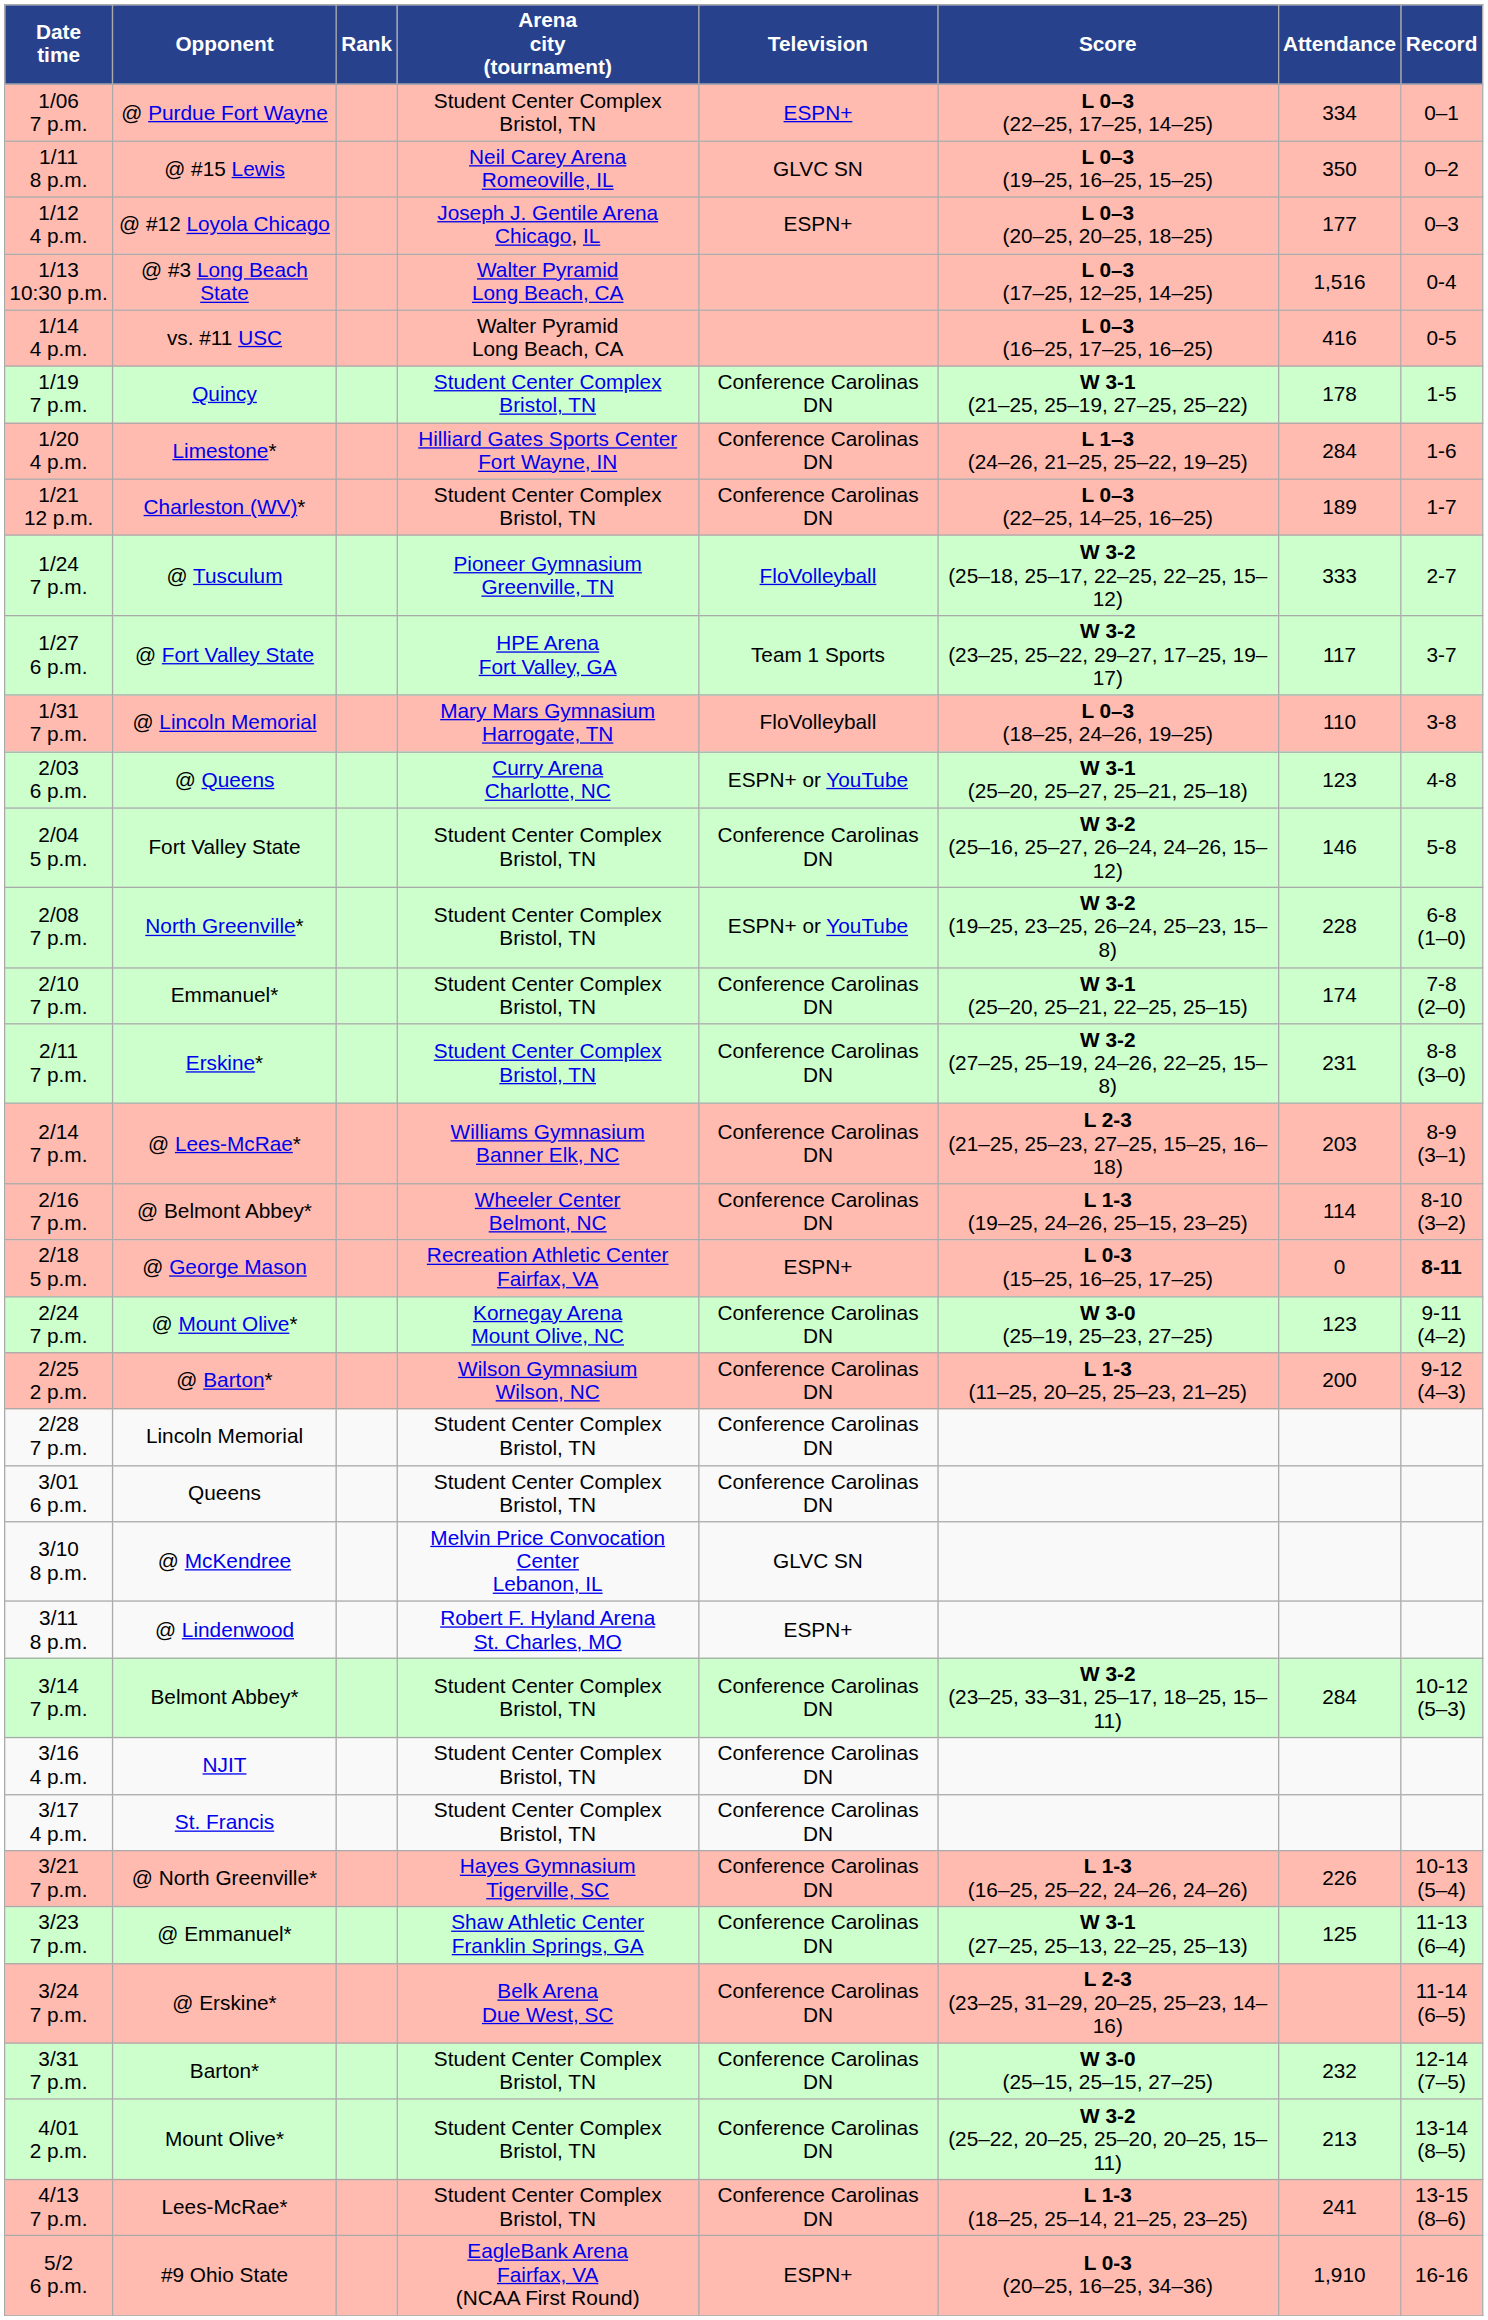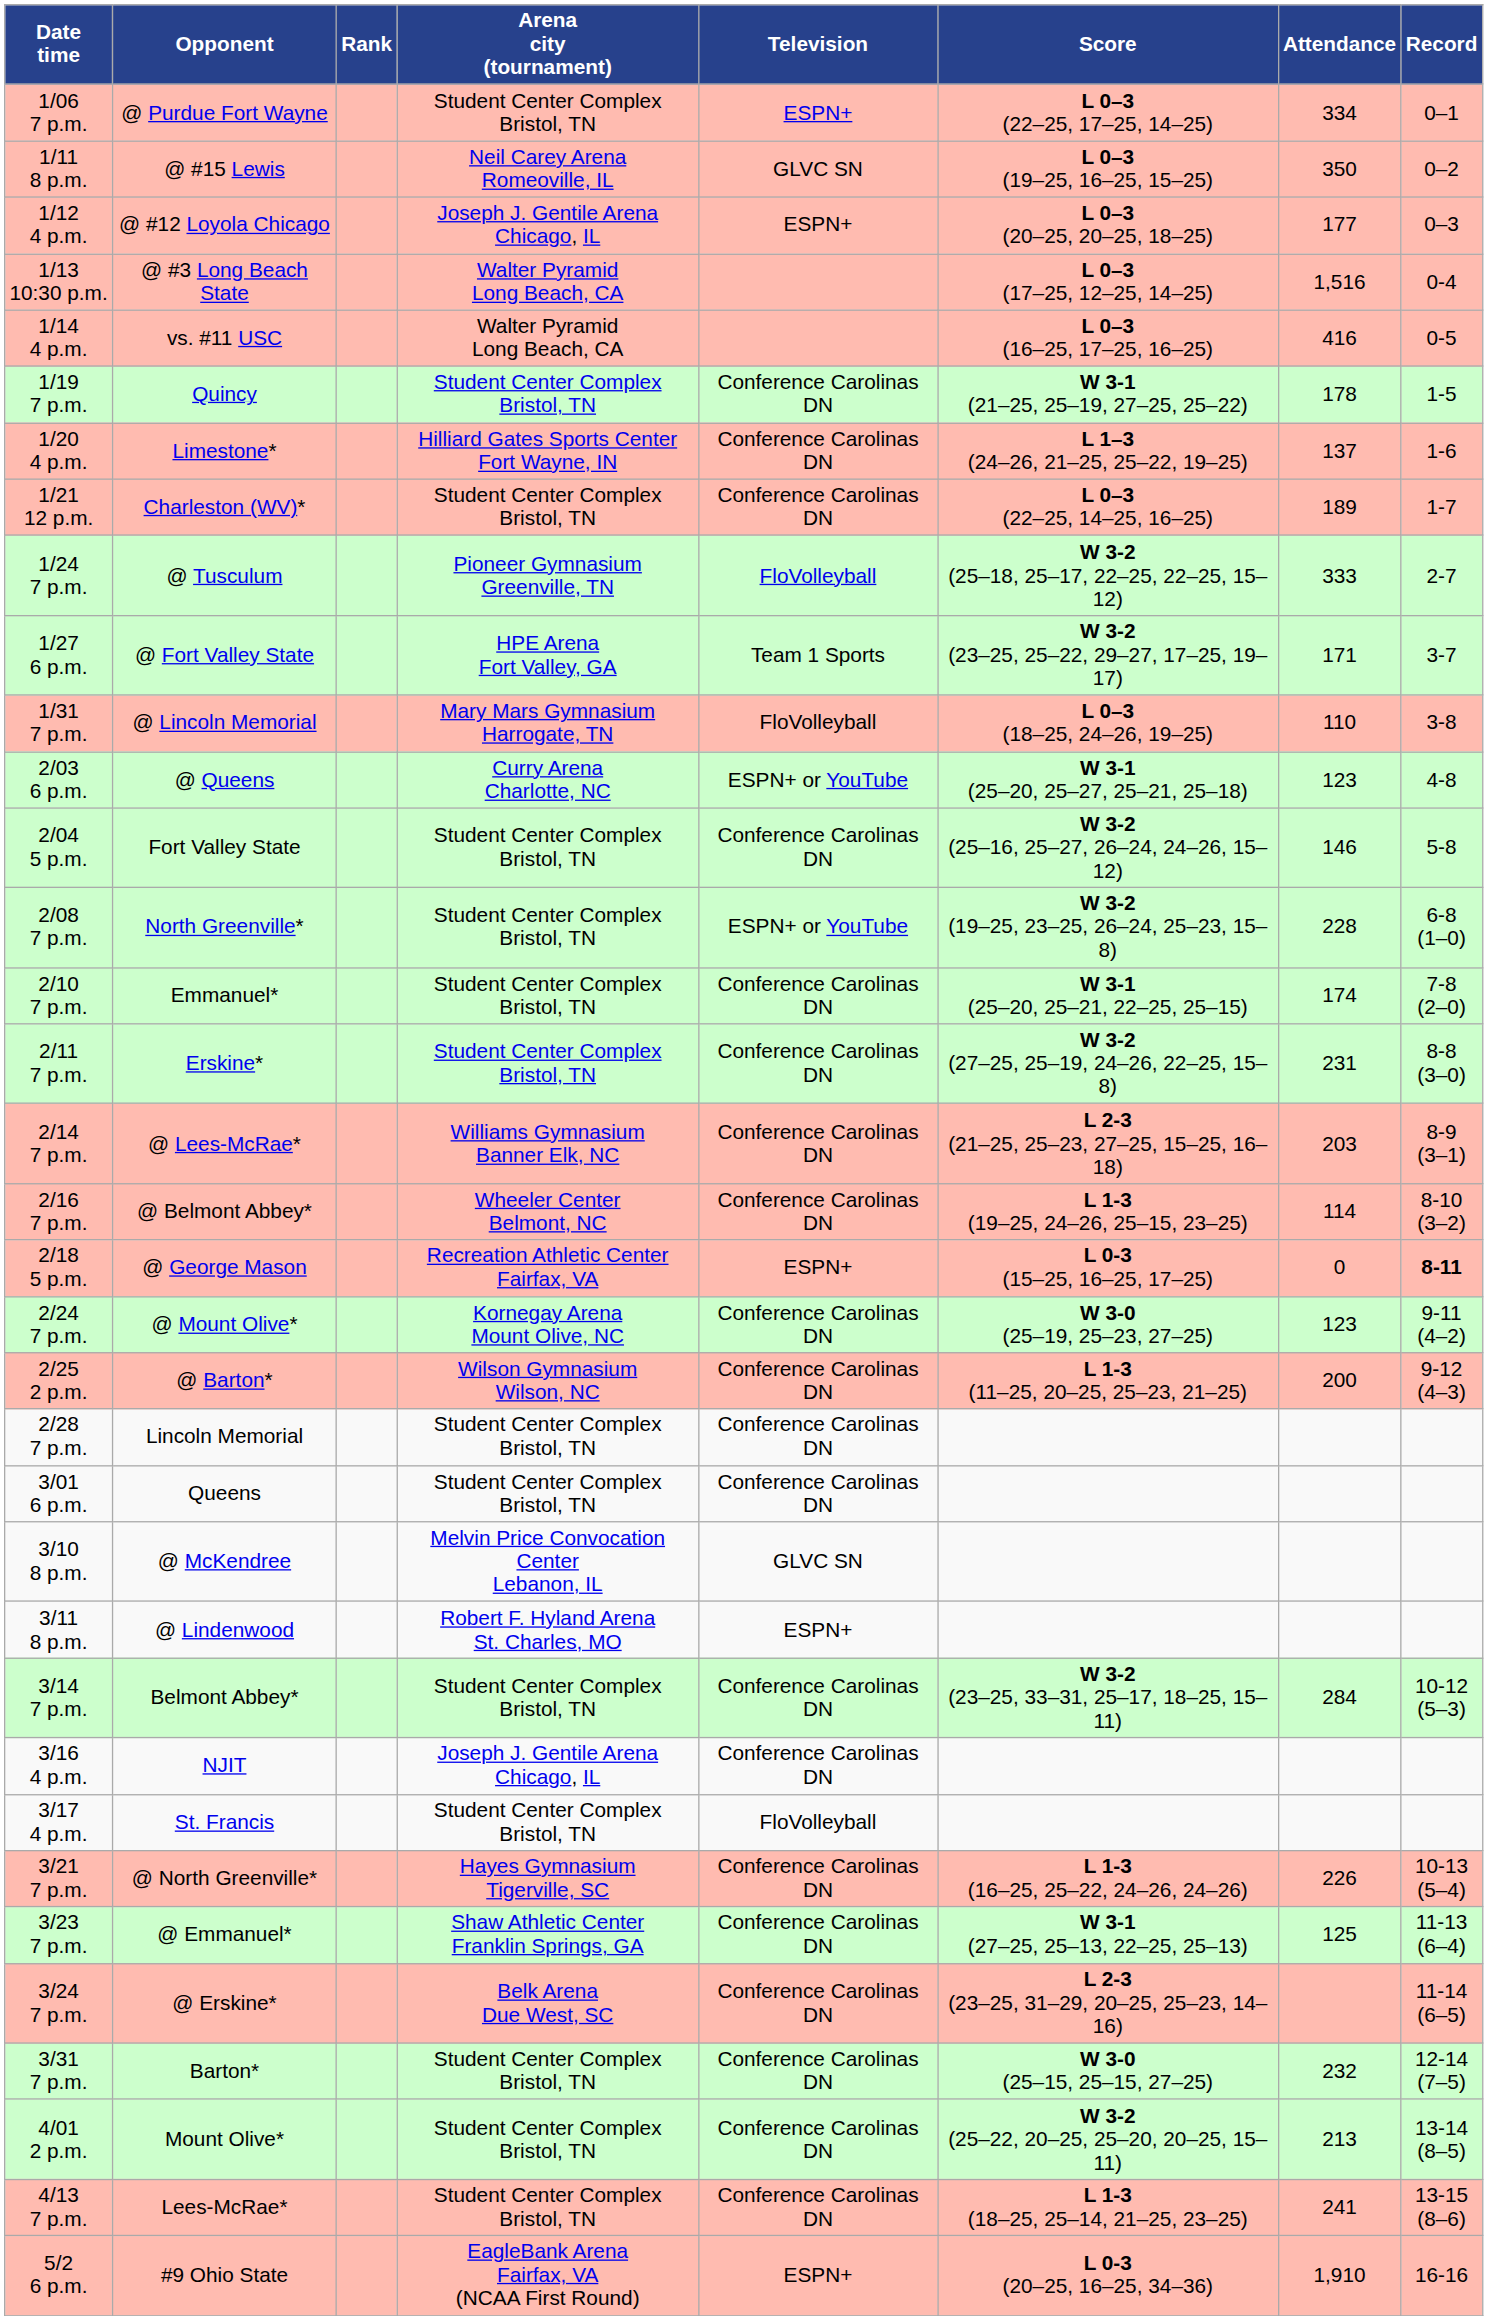(1339, 450) 284 -> (1339, 450) 137
(1339, 655) 117 -> (1339, 655) 171
(548, 1765) Student Center Complex Bristol, TN -> (548, 1765) Joseph J. Gentile Arena Chicago, IL
(818, 1822) Conference Carolinas DN -> (818, 1822) FloVolleyball
